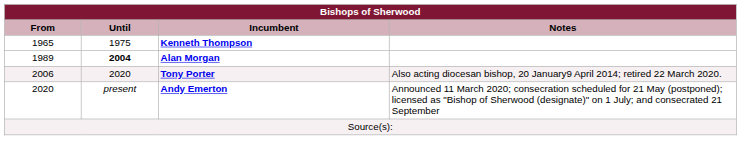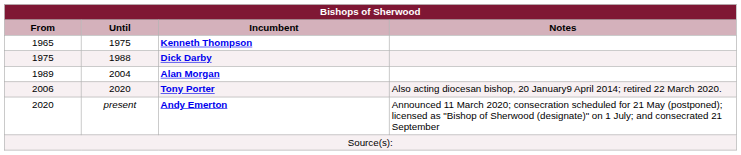+ row: (186, 58)
(120, 58) bold -> (120, 74) normal
